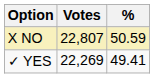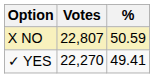(82, 61) 22,269 -> (82, 61) 22,270
